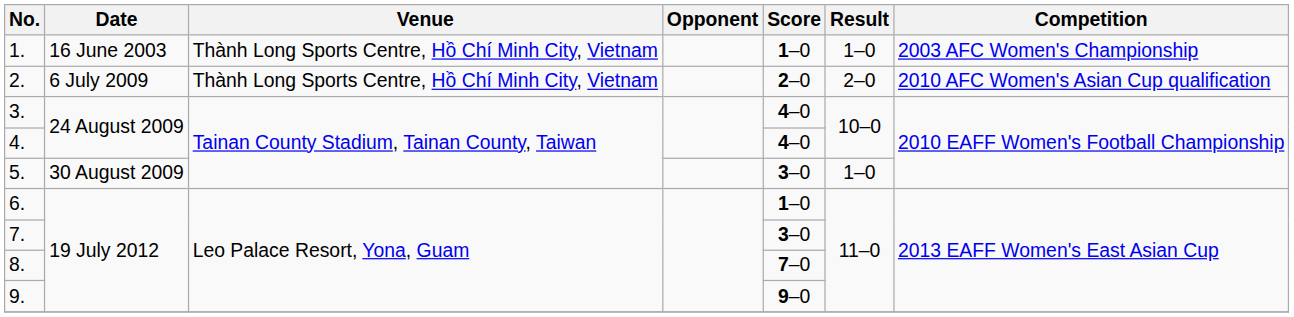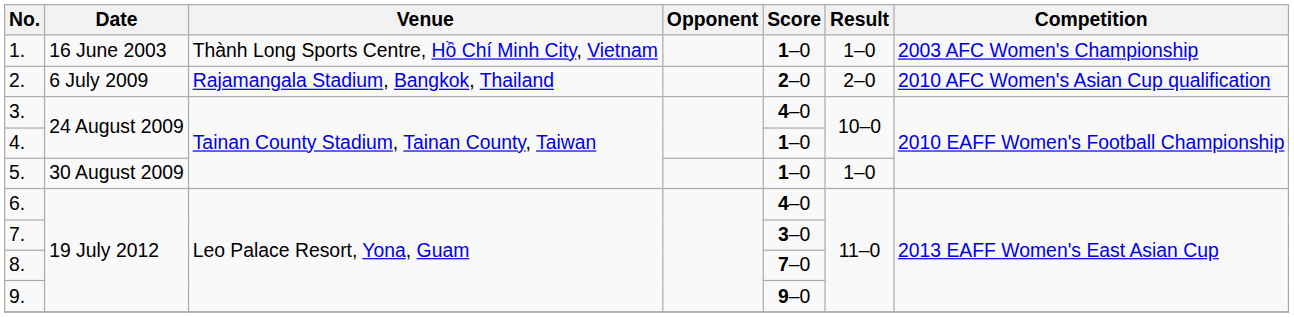(425, 81) Thành Long Sports Centre, Hồ Chí Minh City, Vietnam -> (373, 81) Rajamangala Stadium, Bangkok, Thailand
(794, 142) 4–0 -> (794, 142) 1–0
(794, 173) 3–0 -> (794, 173) 1–0
(794, 204) 1–0 -> (794, 204) 4–0
